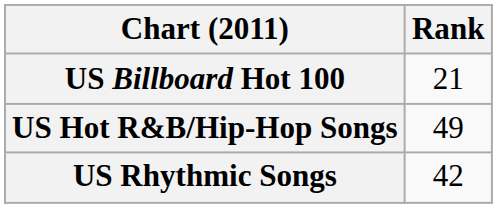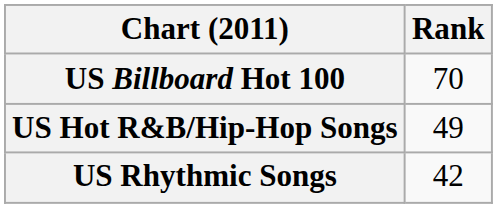(448, 78) 21 -> (448, 78) 70
